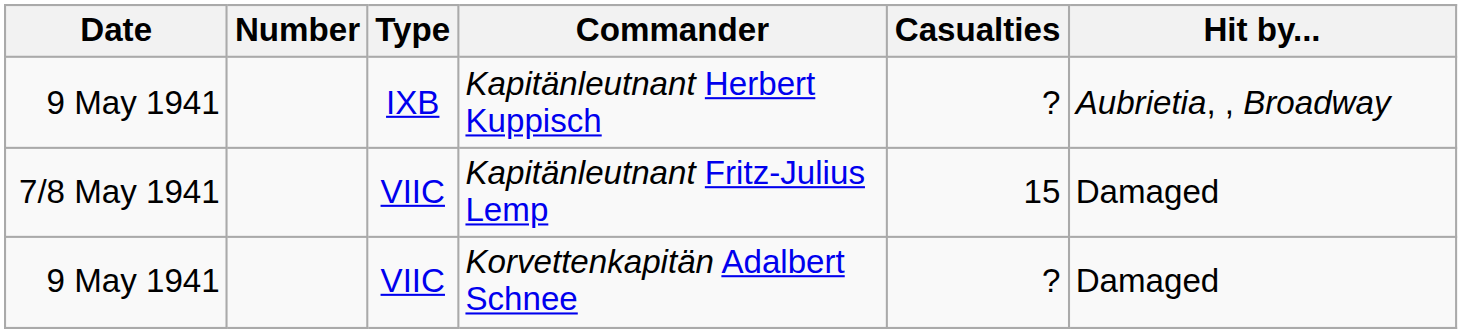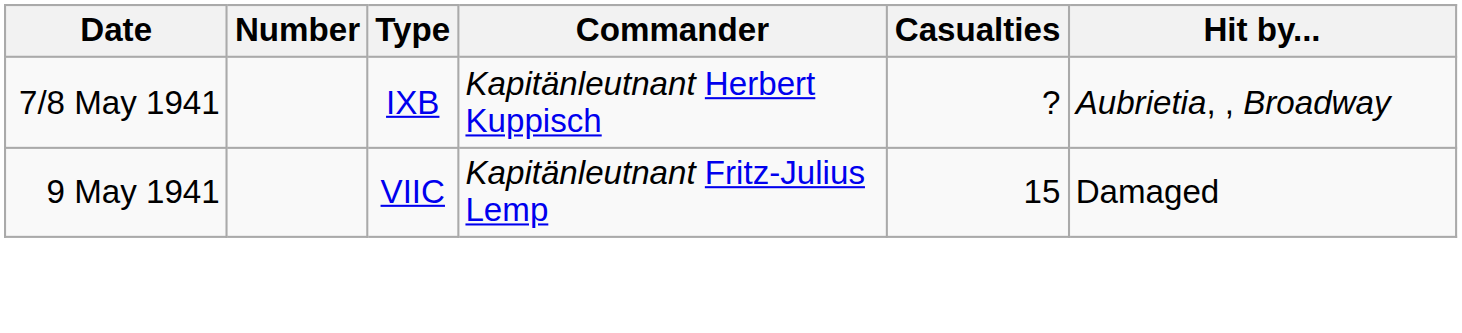(133, 101) 9 May 1941 -> (119, 101) 7/8 May 1941
(119, 191) 7/8 May 1941 -> (133, 191) 9 May 1941
- row: (655, 281)
